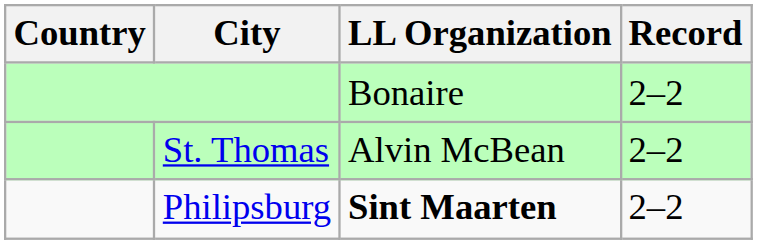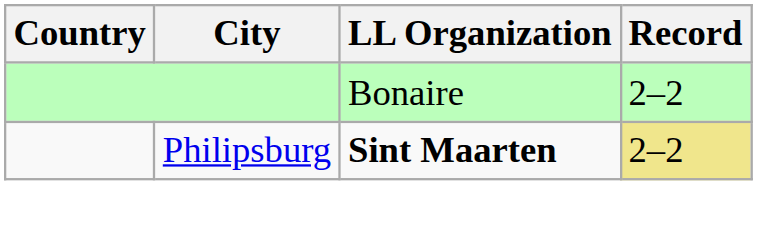- row: (246, 149)
(656, 207) no background -> (656, 149) khaki background
